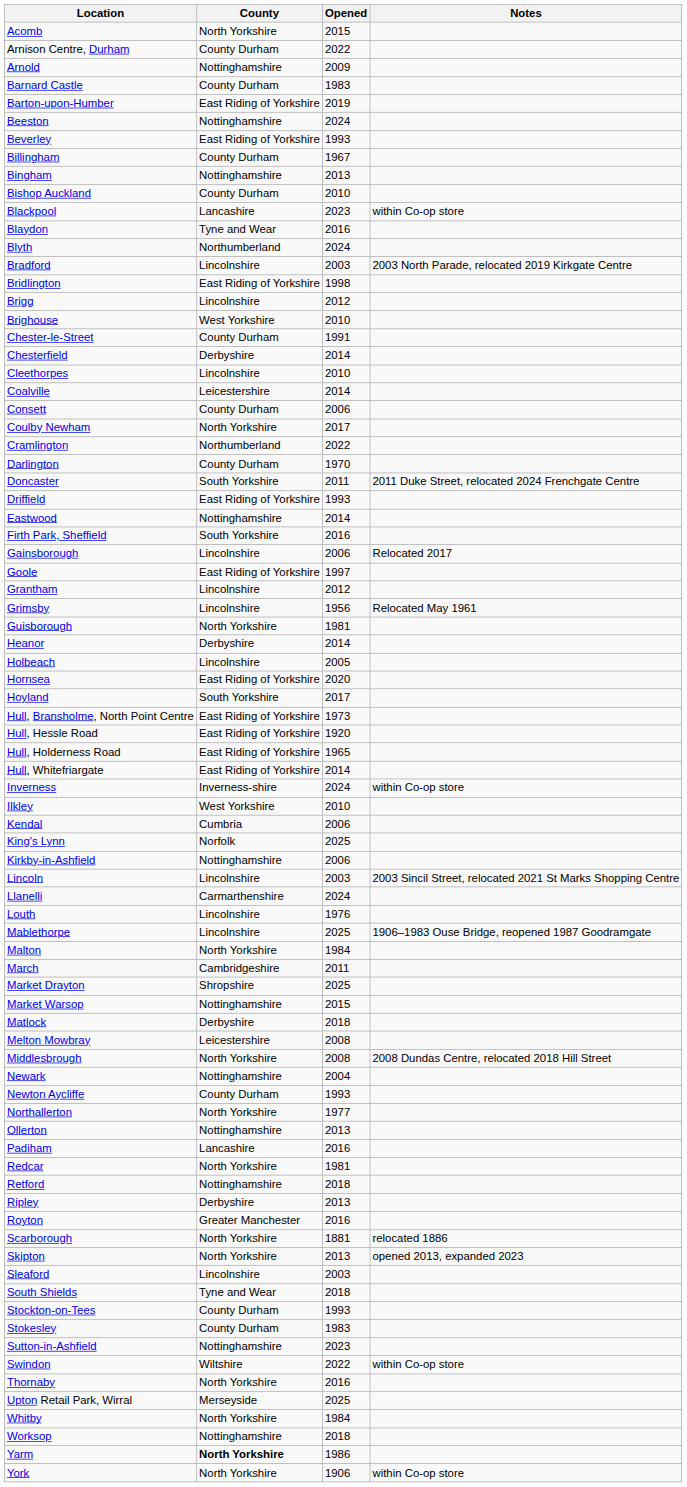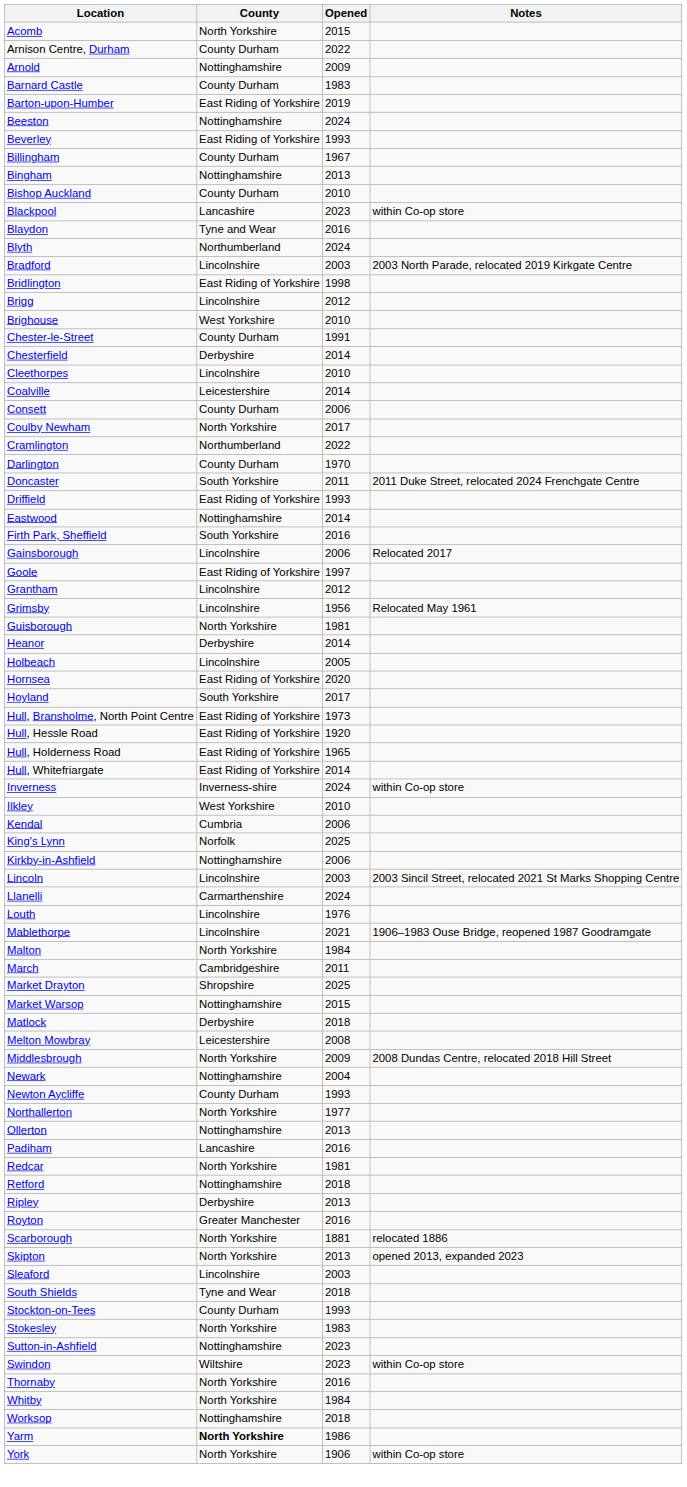(338, 932) 2025 -> (338, 932) 2021
(338, 1058) 2008 -> (338, 1058) 2009
(239, 1328) County Durham -> (238, 1328) North Yorkshire
(338, 1364) 2022 -> (338, 1364) 2023
- row: (69, 1400)
